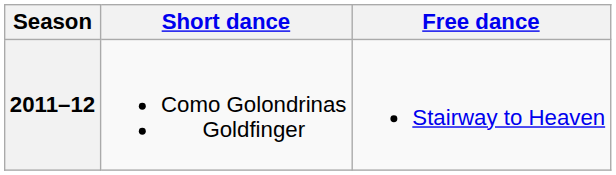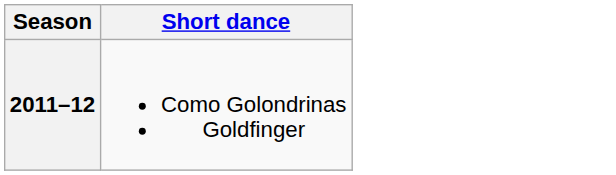- column: (481, 22)
